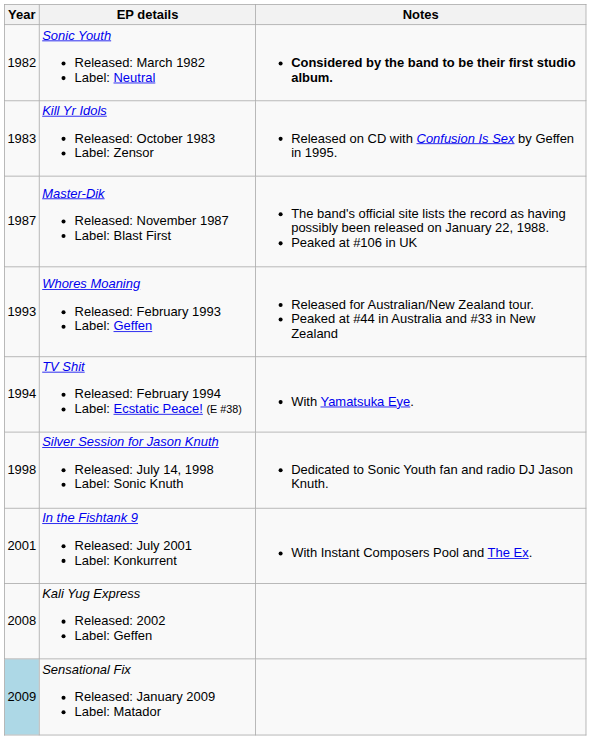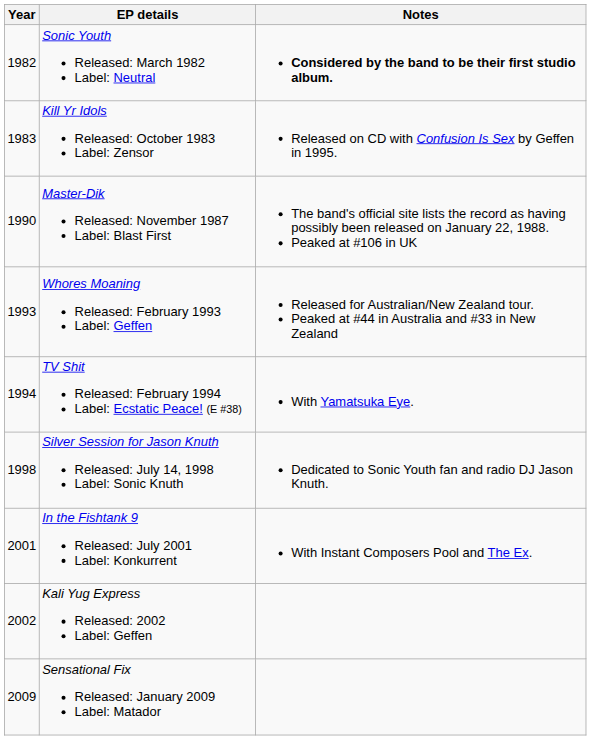(22, 221) 1987 -> (22, 221) 1990
(22, 621) 2008 -> (22, 621) 2002
(22, 697) lightblue background -> (22, 697) no background
